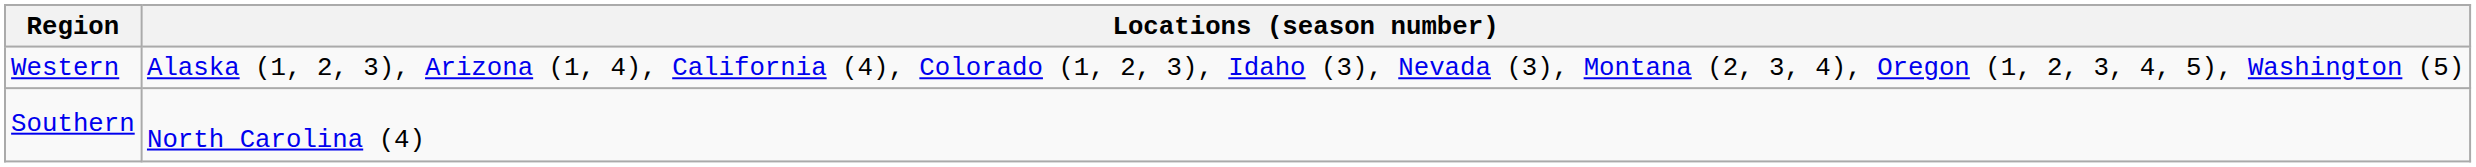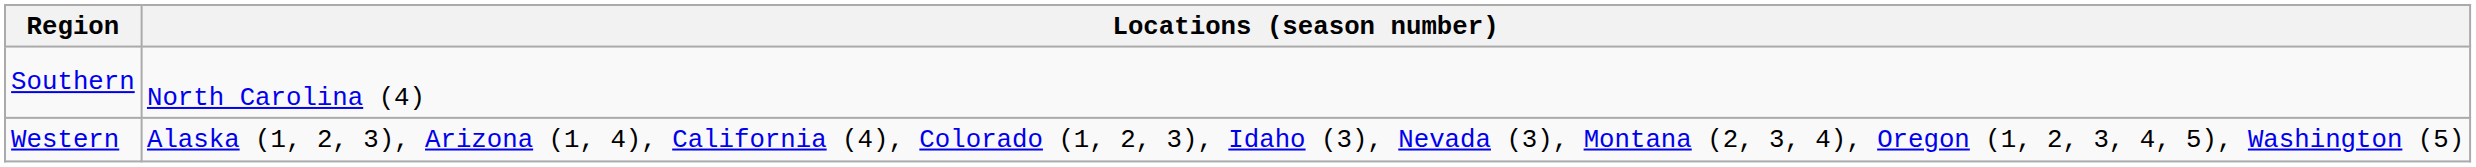rows swapped: (73, 125) <-> (65, 68)
